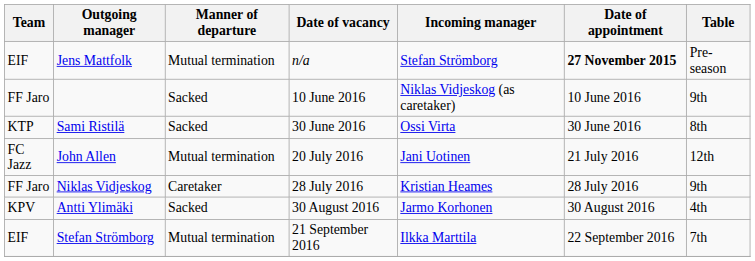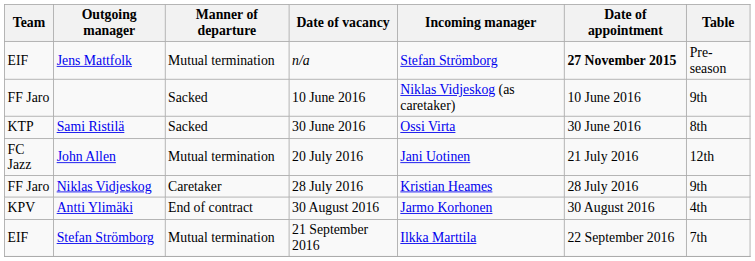(188, 208) Sacked -> (210, 208) End of contract
